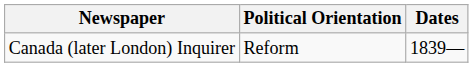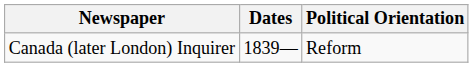columns swapped: (437, 18) <-> (323, 18)
